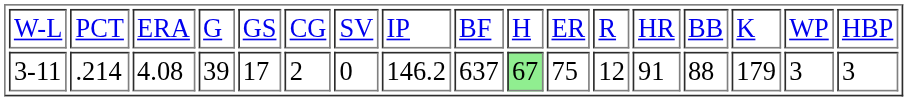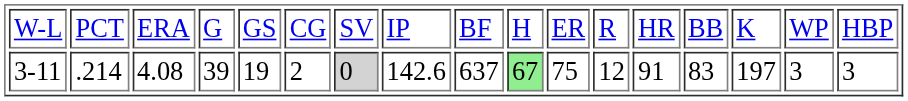(256, 71) 17 -> (256, 71) 19
(346, 71) no background -> (346, 71) lightgrey background
(416, 71) 146.2 -> (416, 71) 142.6
(701, 71) 88 -> (701, 71) 83
(756, 71) 179 -> (756, 71) 197
